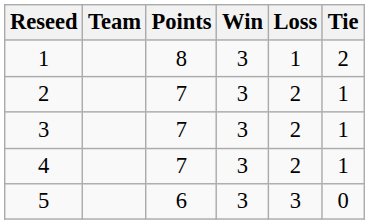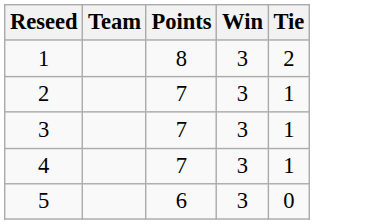- column: (295, 22)
